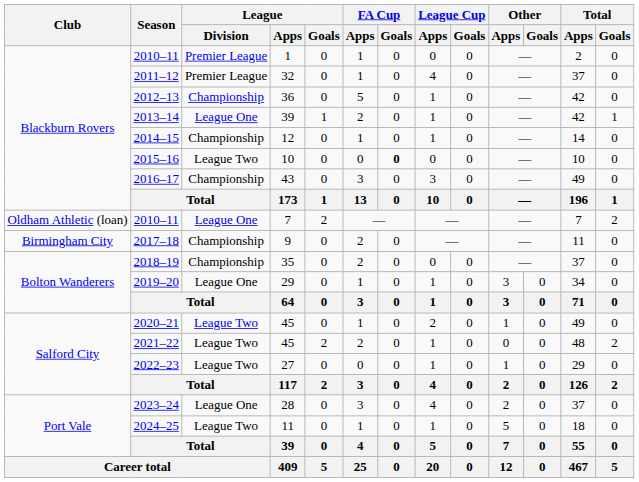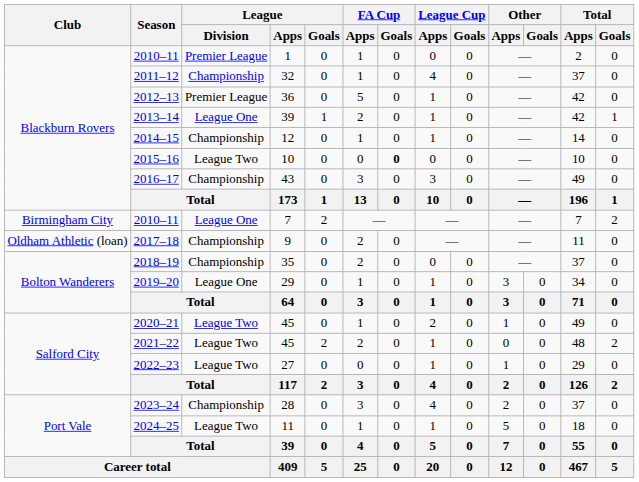(226, 76) Premier League -> (226, 76) Championship
(226, 96) Championship -> (226, 96) Premier League
(67, 220) Oldham Athletic (loan) -> (67, 220) Birmingham City
(67, 240) Birmingham City -> (67, 240) Oldham Athletic (loan)
(226, 405) League One -> (226, 405) Championship
